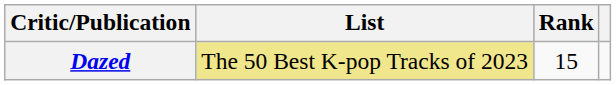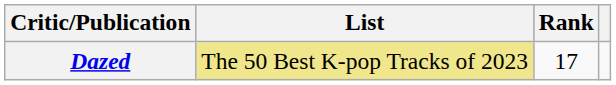(566, 60) 15 -> (566, 60) 17
